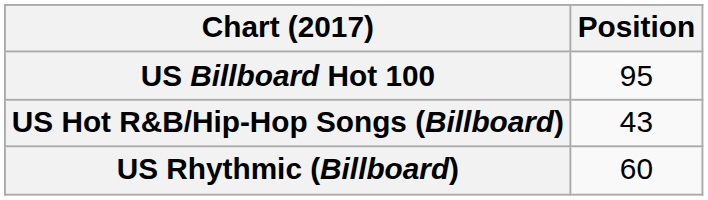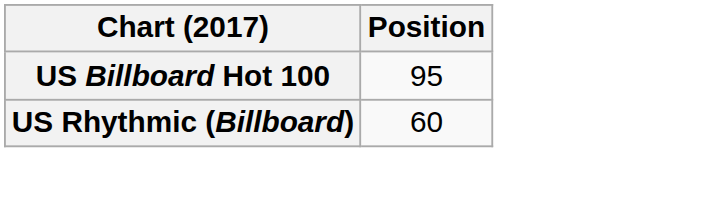- row: (288, 122)
